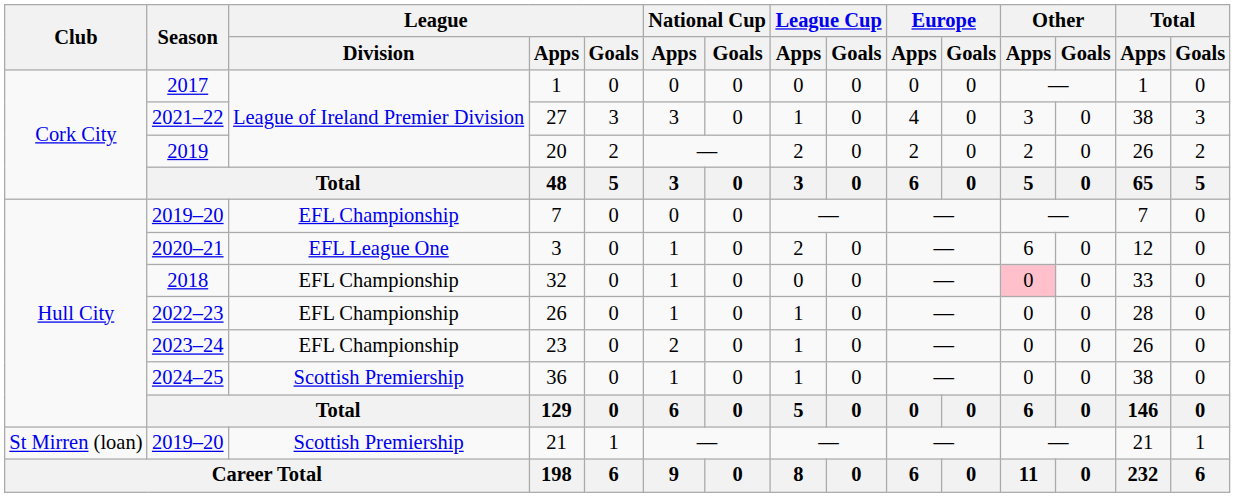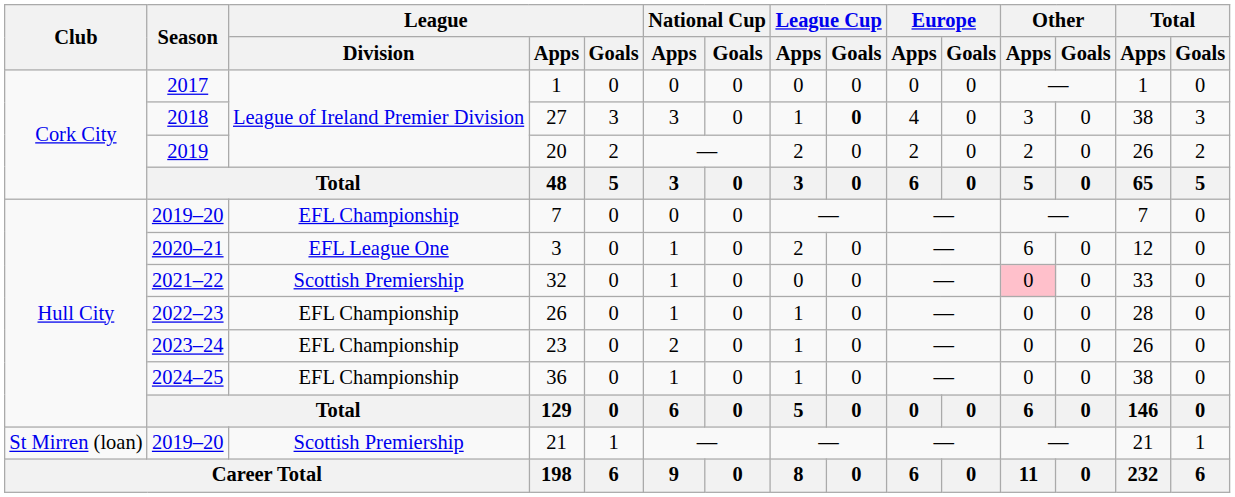(188, 118) 2021–22 -> (188, 118) 2018
(856, 118) normal -> (856, 118) bold
(188, 280) 2018 -> (188, 280) 2021–22
(379, 280) EFL Championship -> (379, 280) Scottish Premiership
(379, 378) Scottish Premiership -> (379, 378) EFL Championship
